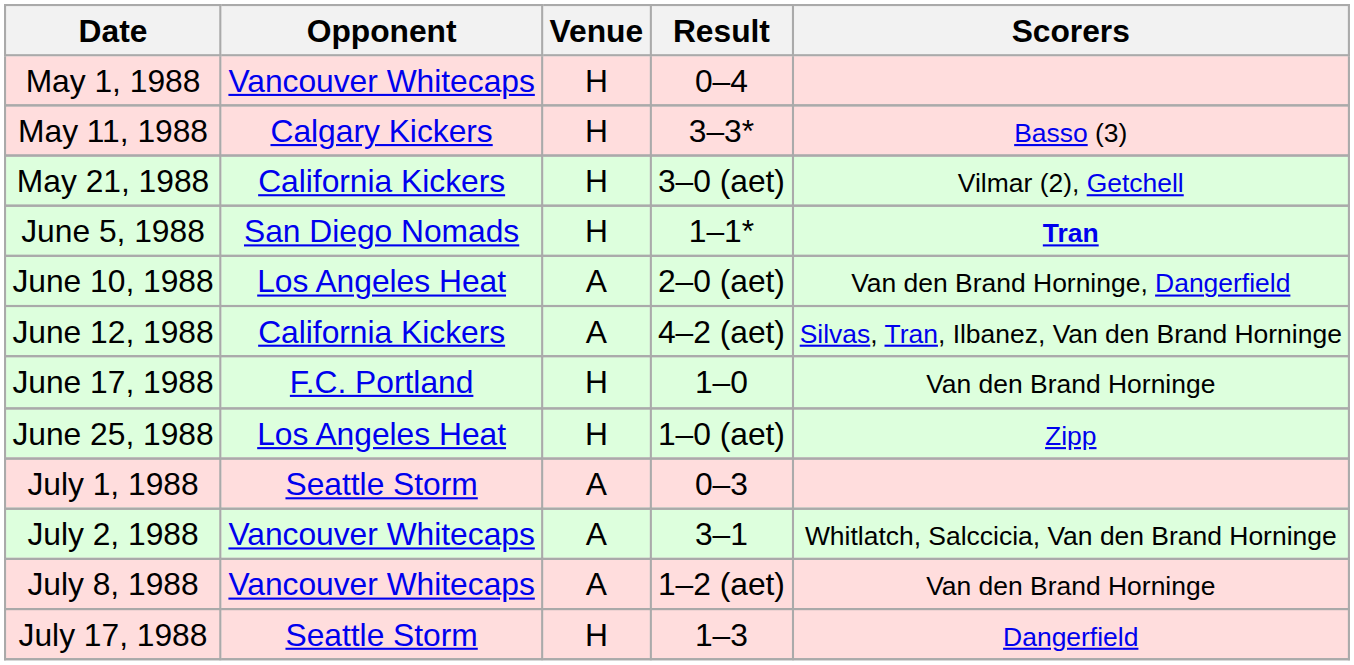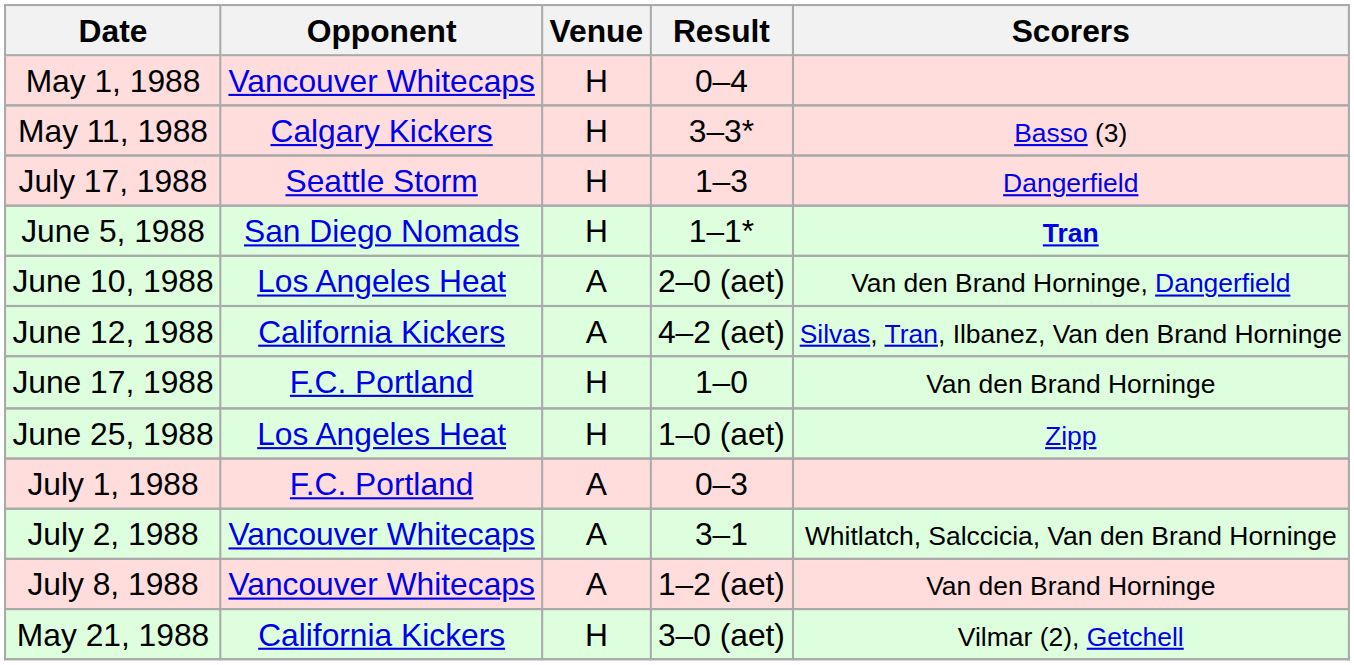rows swapped: (113, 181) <-> (113, 634)
(382, 483) Seattle Storm -> (382, 483) F.C. Portland
